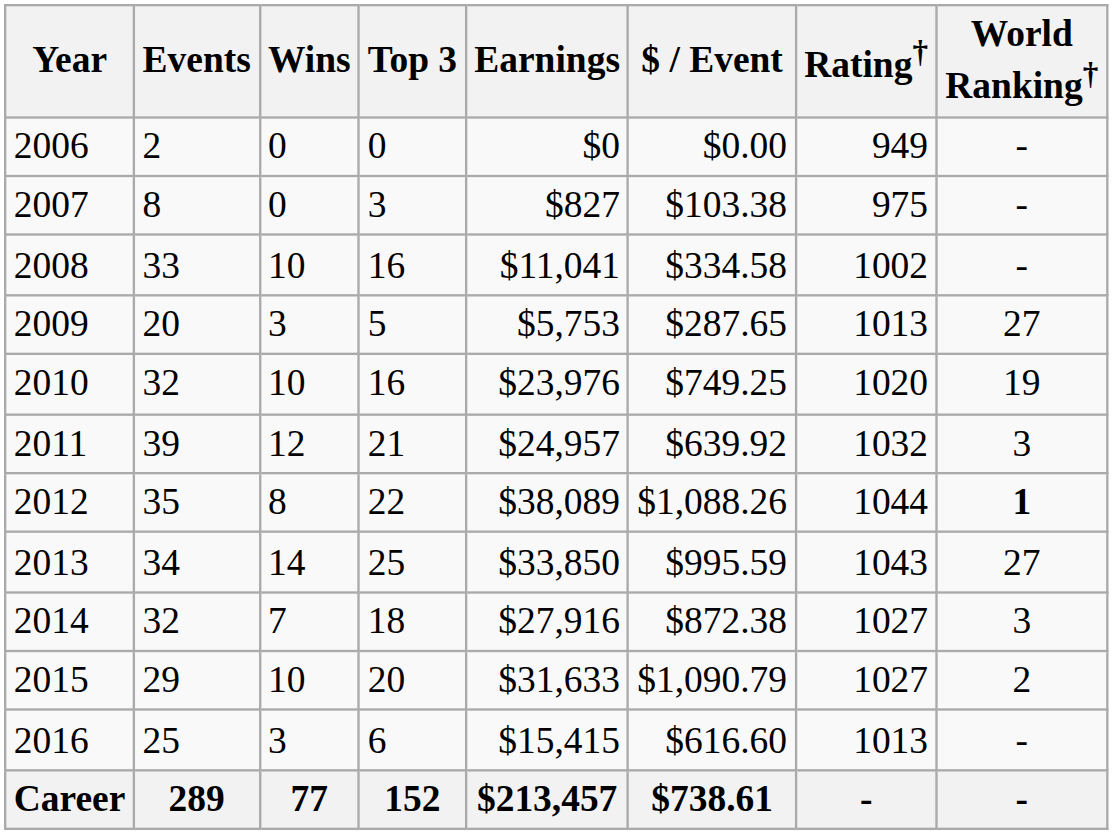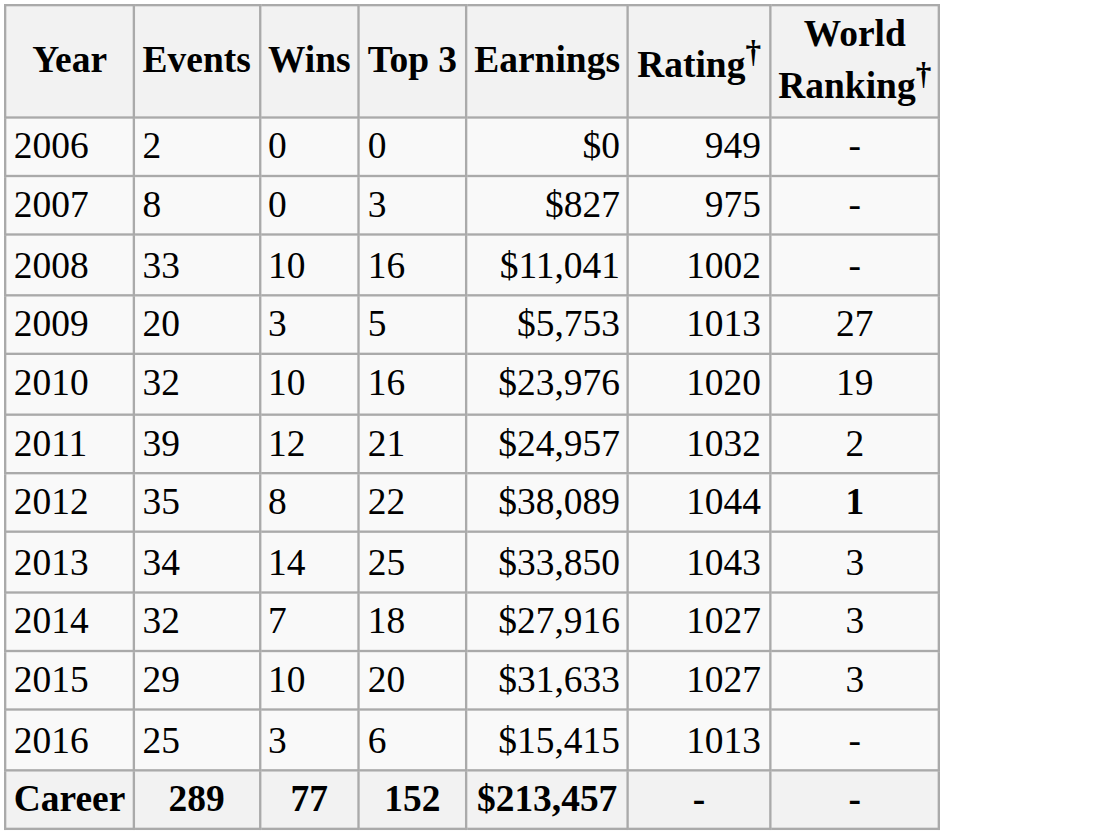- column: (712, 60)
(1022, 442) 3 -> (855, 442) 2
(1022, 561) 27 -> (855, 561) 3
(1022, 680) 2 -> (855, 680) 3
